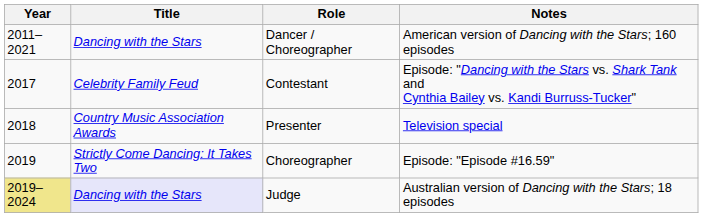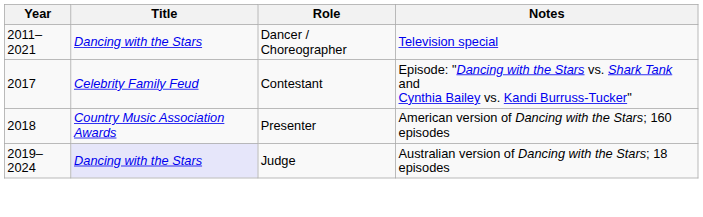(540, 42) American version of Dancing with the Stars; 160 episodes -> (448, 42) Television special
(453, 125) Television special -> (535, 125) American version of Dancing with the Stars; 160 episodes
- row: (309, 160)
(25, 195) khaki background -> (25, 160) no background
